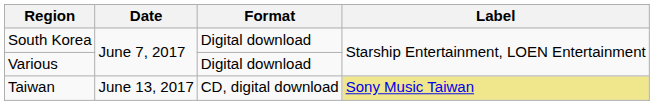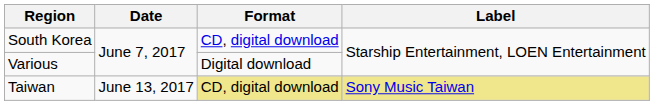(256, 40) Digital download -> (270, 40) CD, digital download
(270, 87) no background -> (270, 87) khaki background
